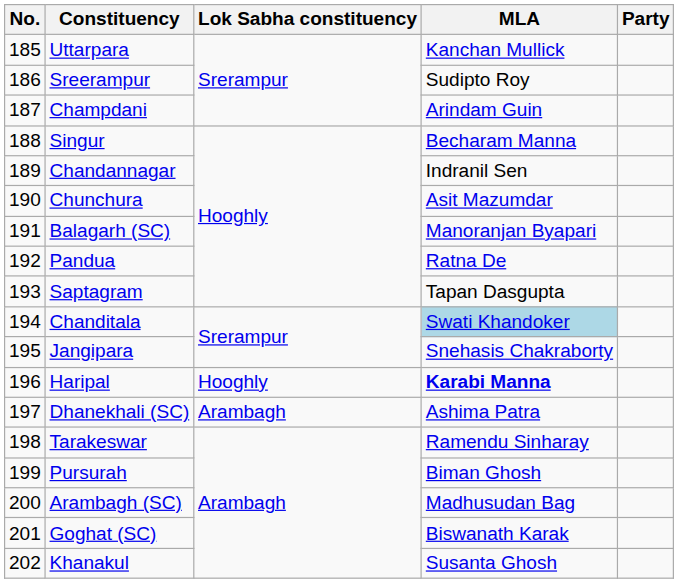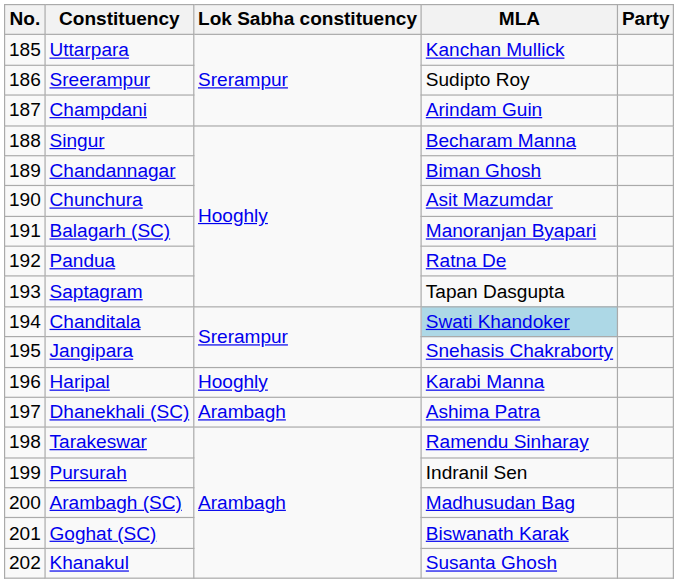(477, 170) Indranil Sen -> (483, 170) Biman Ghosh
(488, 381) bold -> (485, 381) normal
(483, 472) Biman Ghosh -> (477, 472) Indranil Sen
